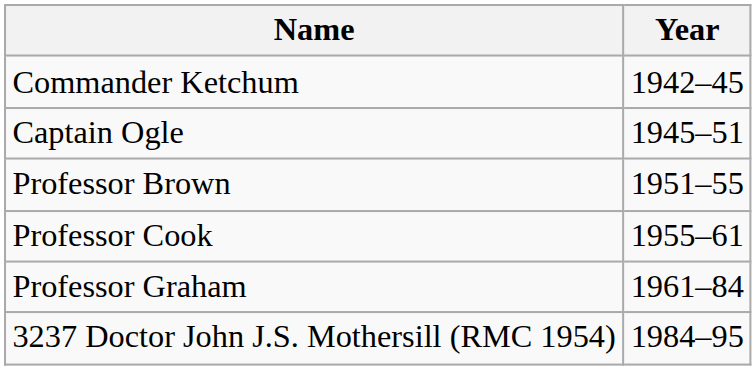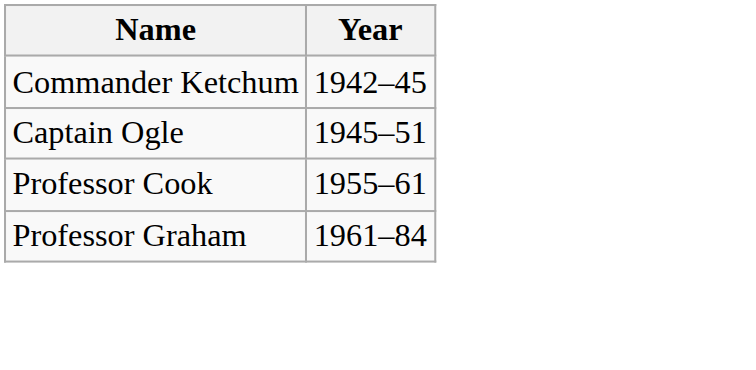- row: (122, 183)
- row: (314, 337)
